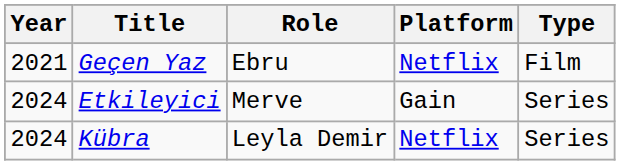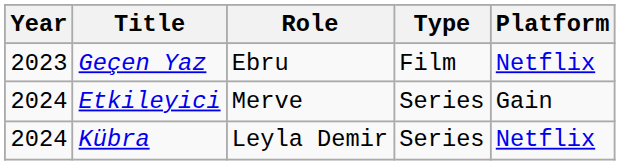columns swapped: (456, 24) <-> (567, 24)
(39, 63) 2021 -> (39, 63) 2023
